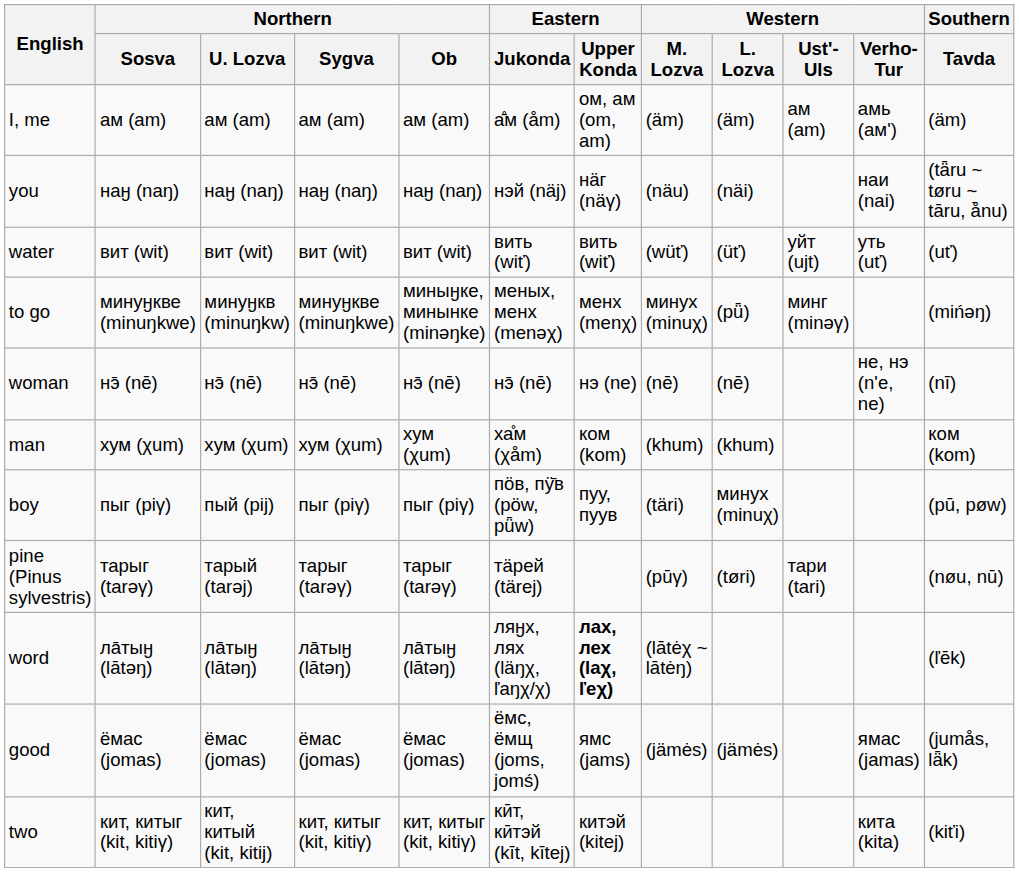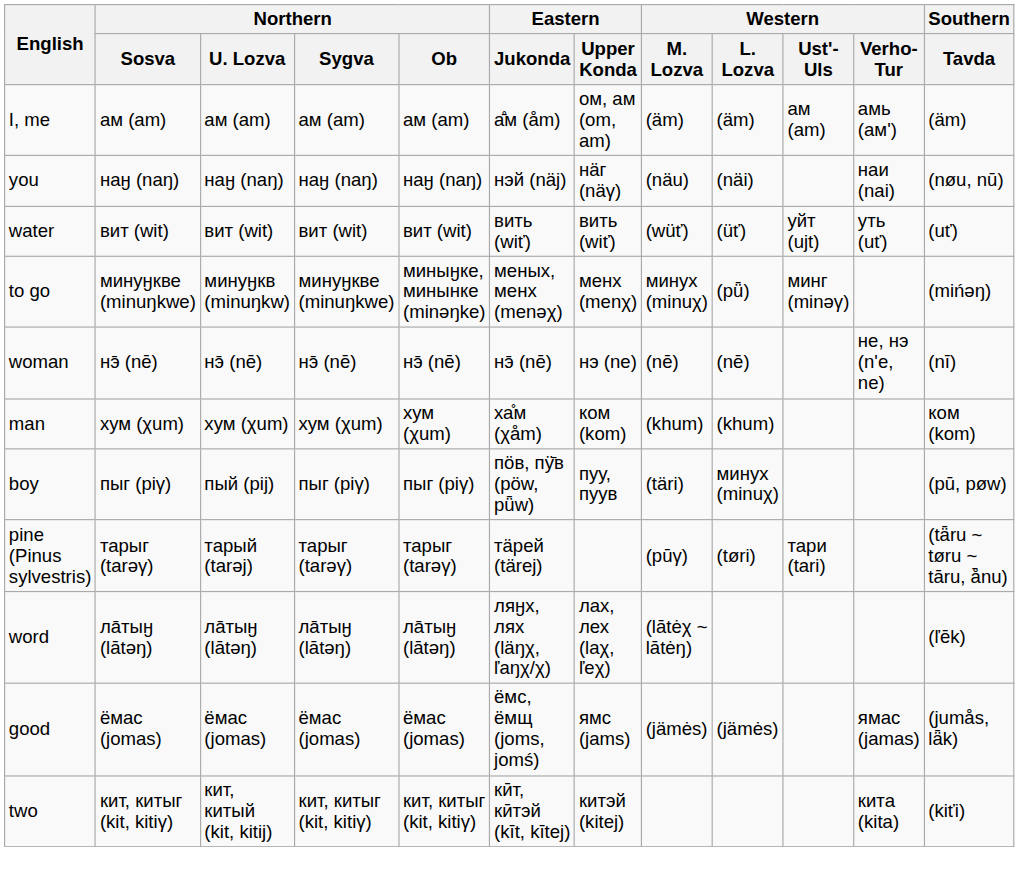(968, 191) (tǟru ~ tøru ~ tāru, å̄nu) -> (966, 180) (nøu, nū)
(966, 576) (nøu, nū) -> (968, 555) (tǟru ~ tøru ~ tāru, å̄nu)
(598, 658) bold -> (597, 637) normal
